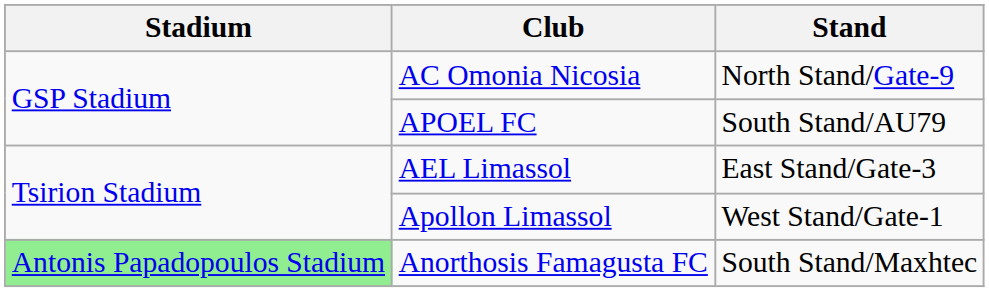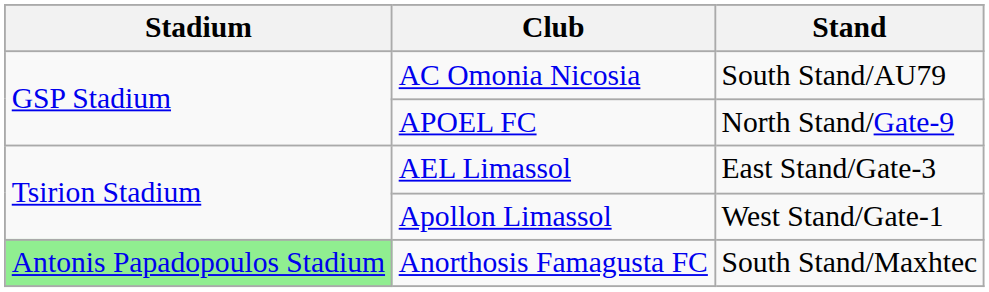(838, 74) North Stand/Gate-9 -> (834, 74) South Stand/AU79
(834, 121) South Stand/AU79 -> (838, 121) North Stand/Gate-9
